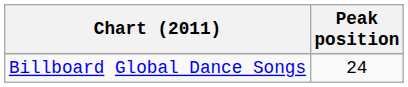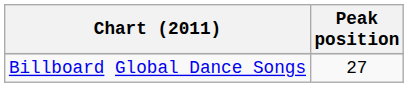(357, 68) 24 -> (357, 68) 27
